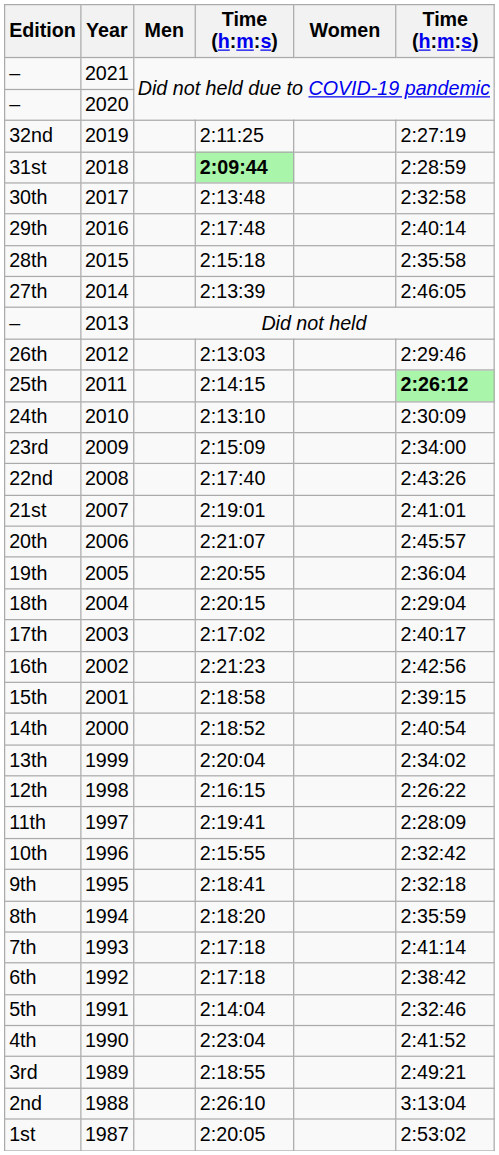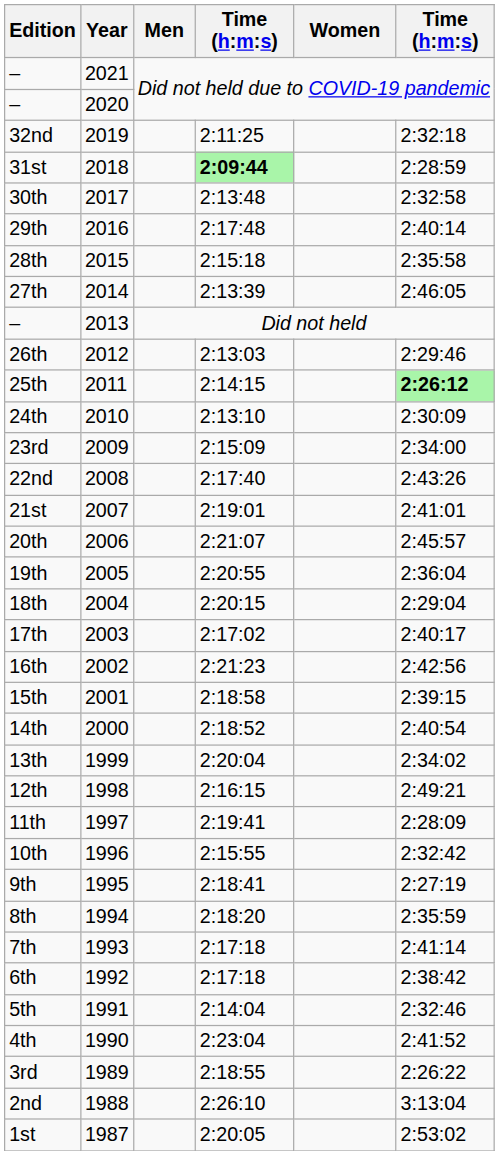(433, 135) 2:27:19 -> (433, 135) 2:32:18
(433, 791) 2:26:22 -> (433, 791) 2:49:21
(433, 884) 2:32:18 -> (433, 884) 2:27:19
(433, 1072) 2:49:21 -> (433, 1072) 2:26:22
